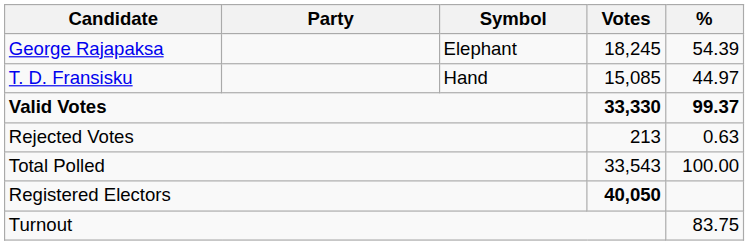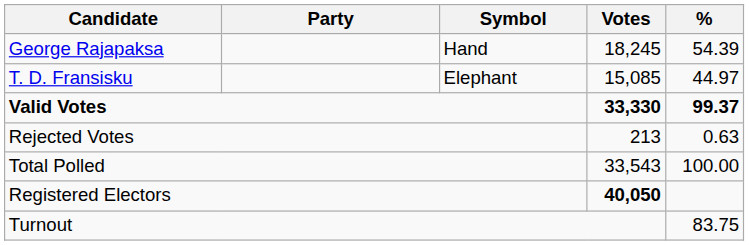(480, 48) Elephant -> (466, 48) Hand
(466, 78) Hand -> (480, 78) Elephant
